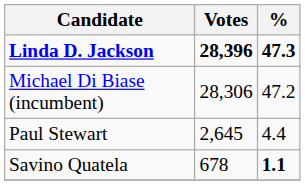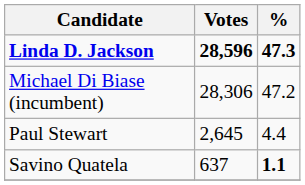(226, 50) 28,396 -> (226, 50) 28,596
(214, 164) 678 -> (214, 164) 637
